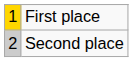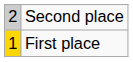rows swapped: (63, 17) <-> (74, 43)
